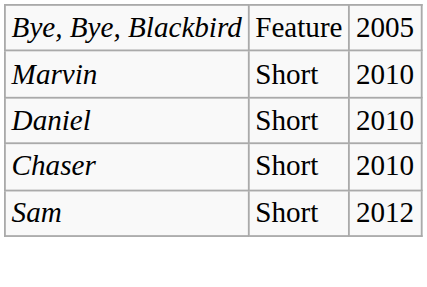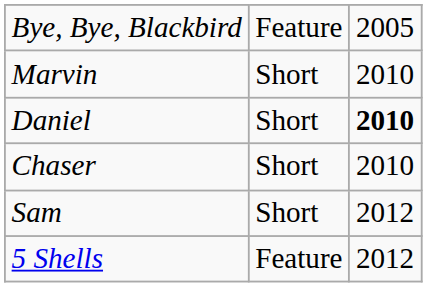(385, 119) normal -> (385, 119) bold
+ row: (57, 258)
